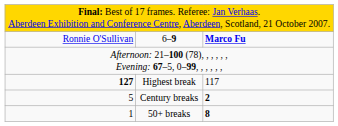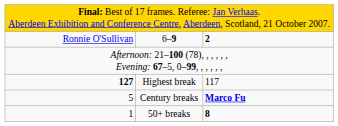(225, 39) Marco Fu -> (208, 39) 2
(208, 98) 2 -> (225, 98) Marco Fu
